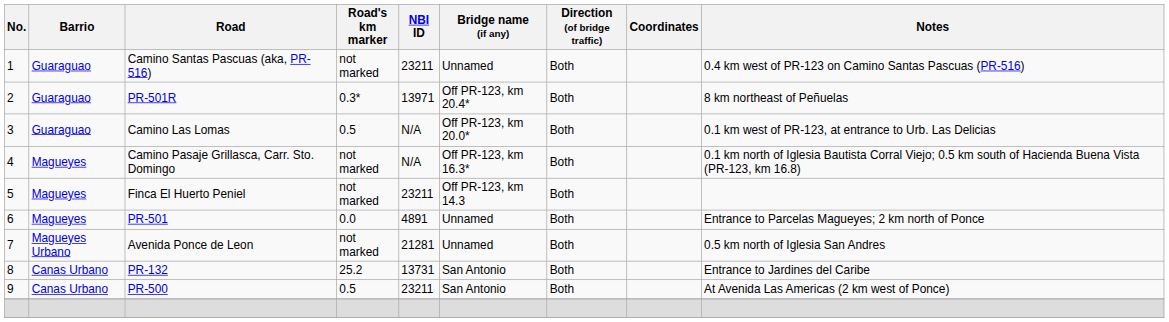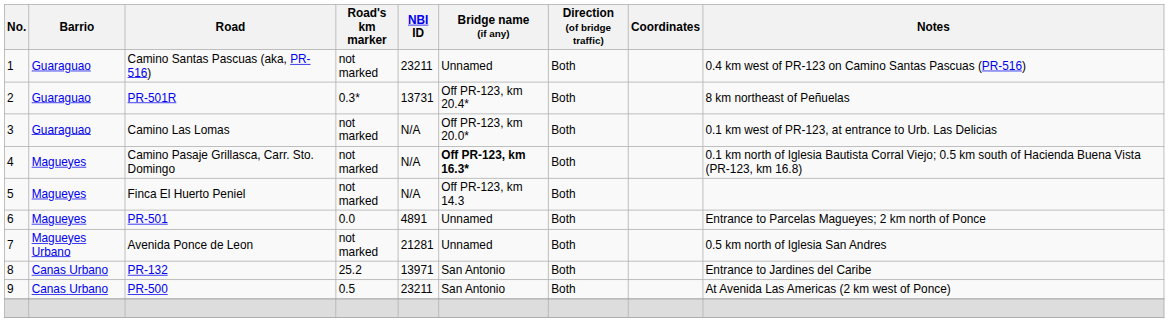(418, 98) 13971 -> (417, 98) 13731
(348, 130) 0.5 -> (358, 130) not marked
(483, 162) normal -> (483, 162) bold
(417, 194) 23211 -> (411, 194) N/A
(418, 270) 13731 -> (417, 270) 13971
